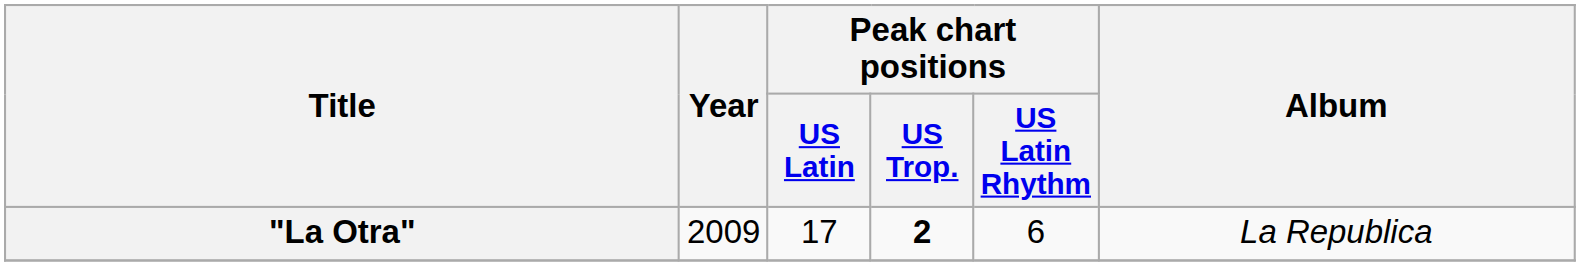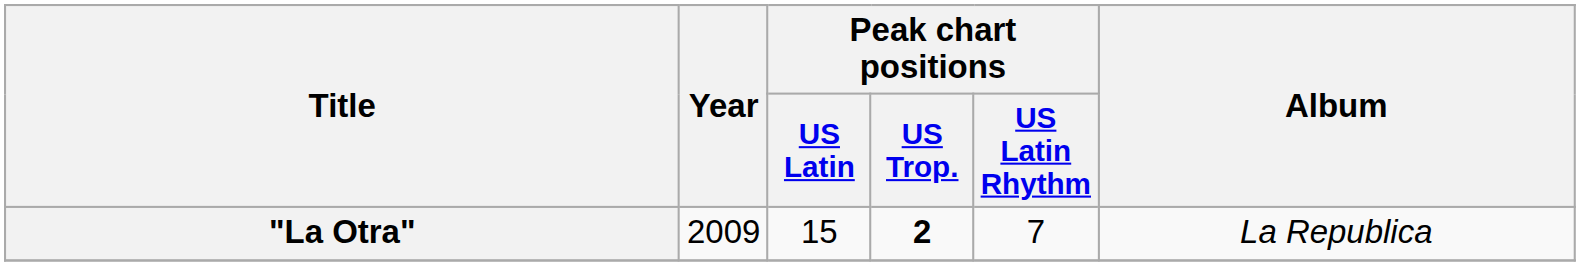(819, 232) 17 -> (819, 232) 15
(1036, 232) 6 -> (1036, 232) 7
